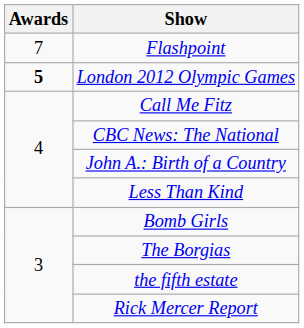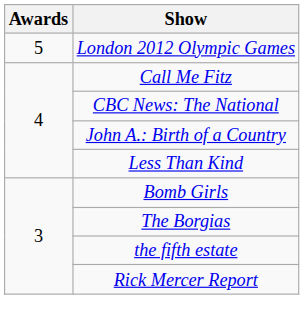- row: (186, 47)
(39, 76) bold -> (39, 47) normal
